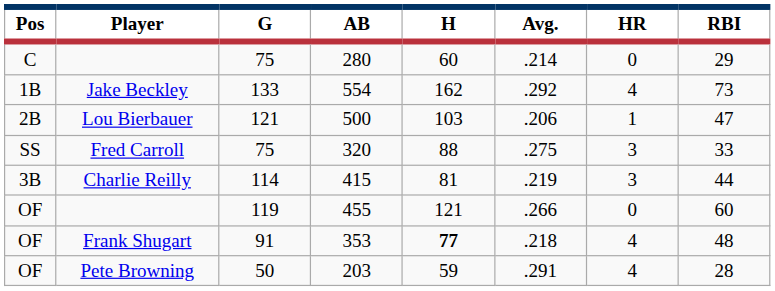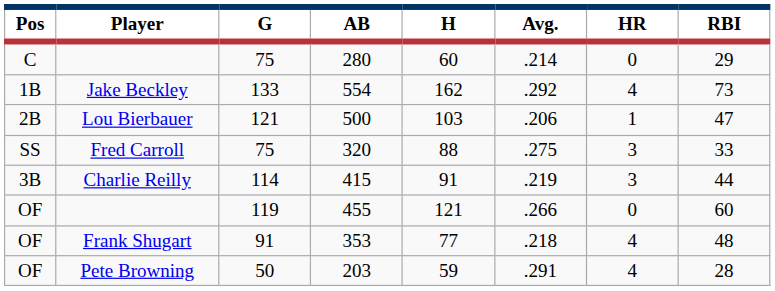(449, 180) 81 -> (449, 180) 91
(449, 240) bold -> (449, 240) normal
